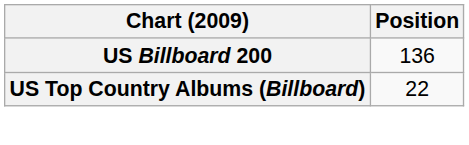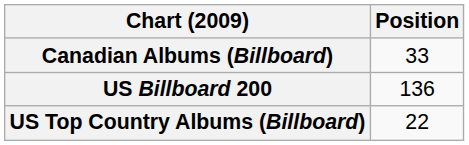+ row: (187, 55)
